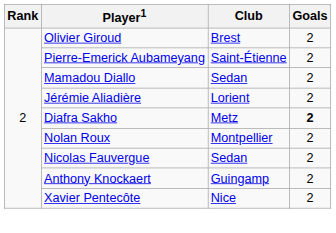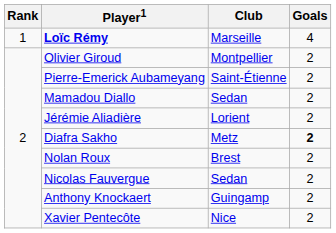+ row: (76, 37)
(225, 37) Brest -> (242, 58) Montpellier
(242, 138) Montpellier -> (225, 158) Brest
